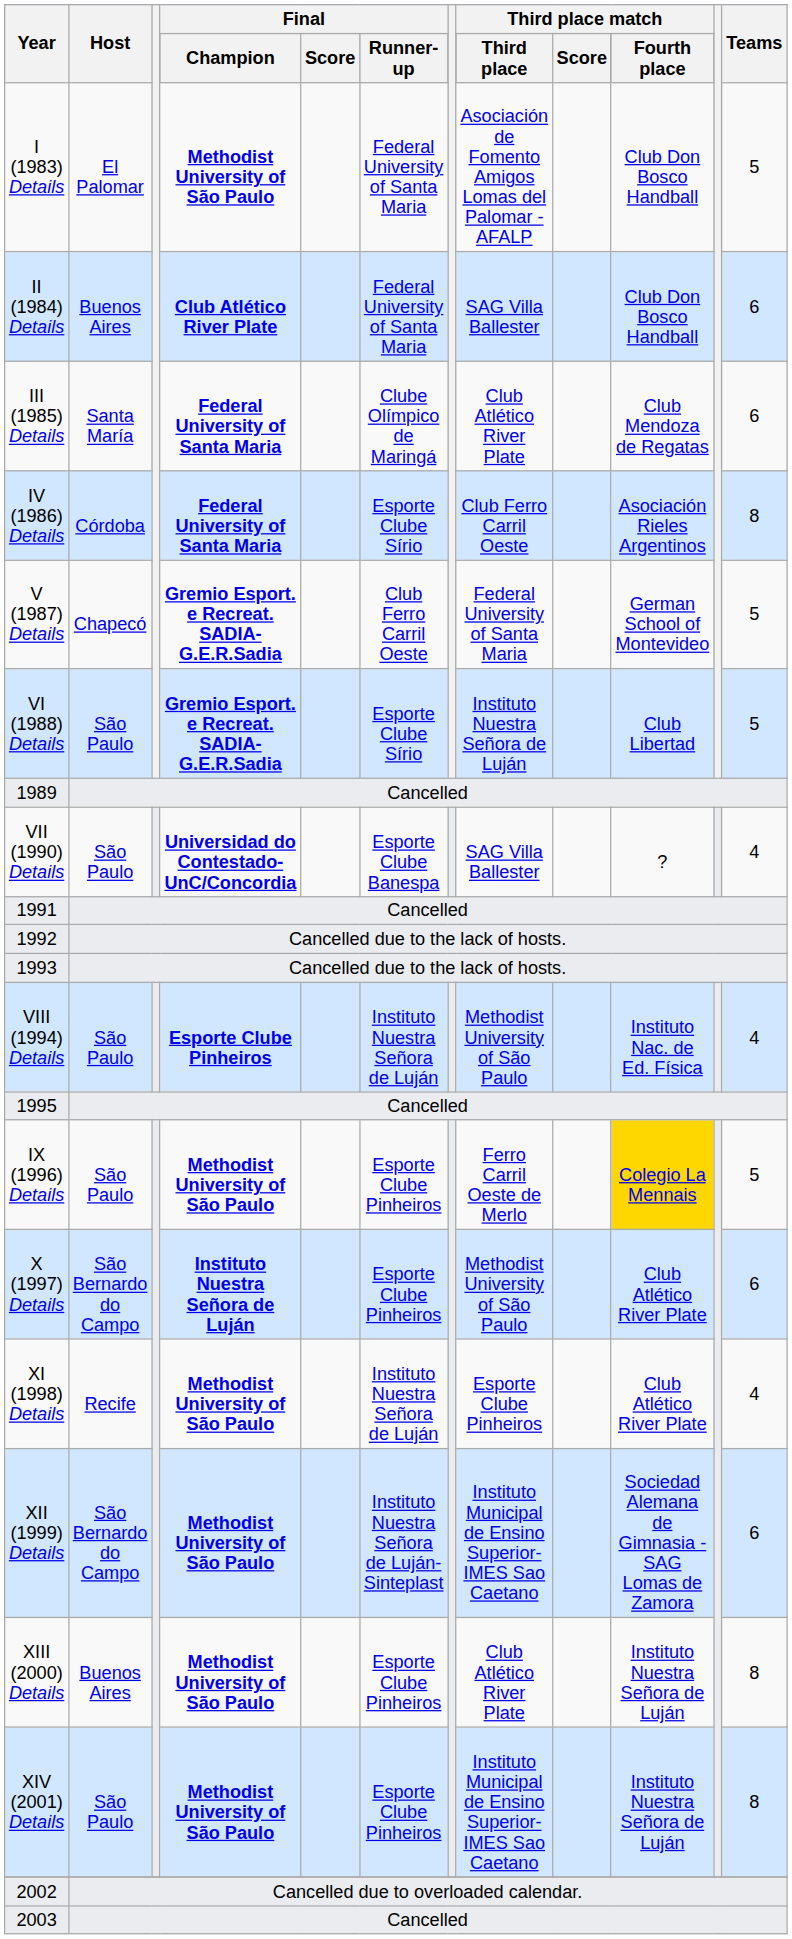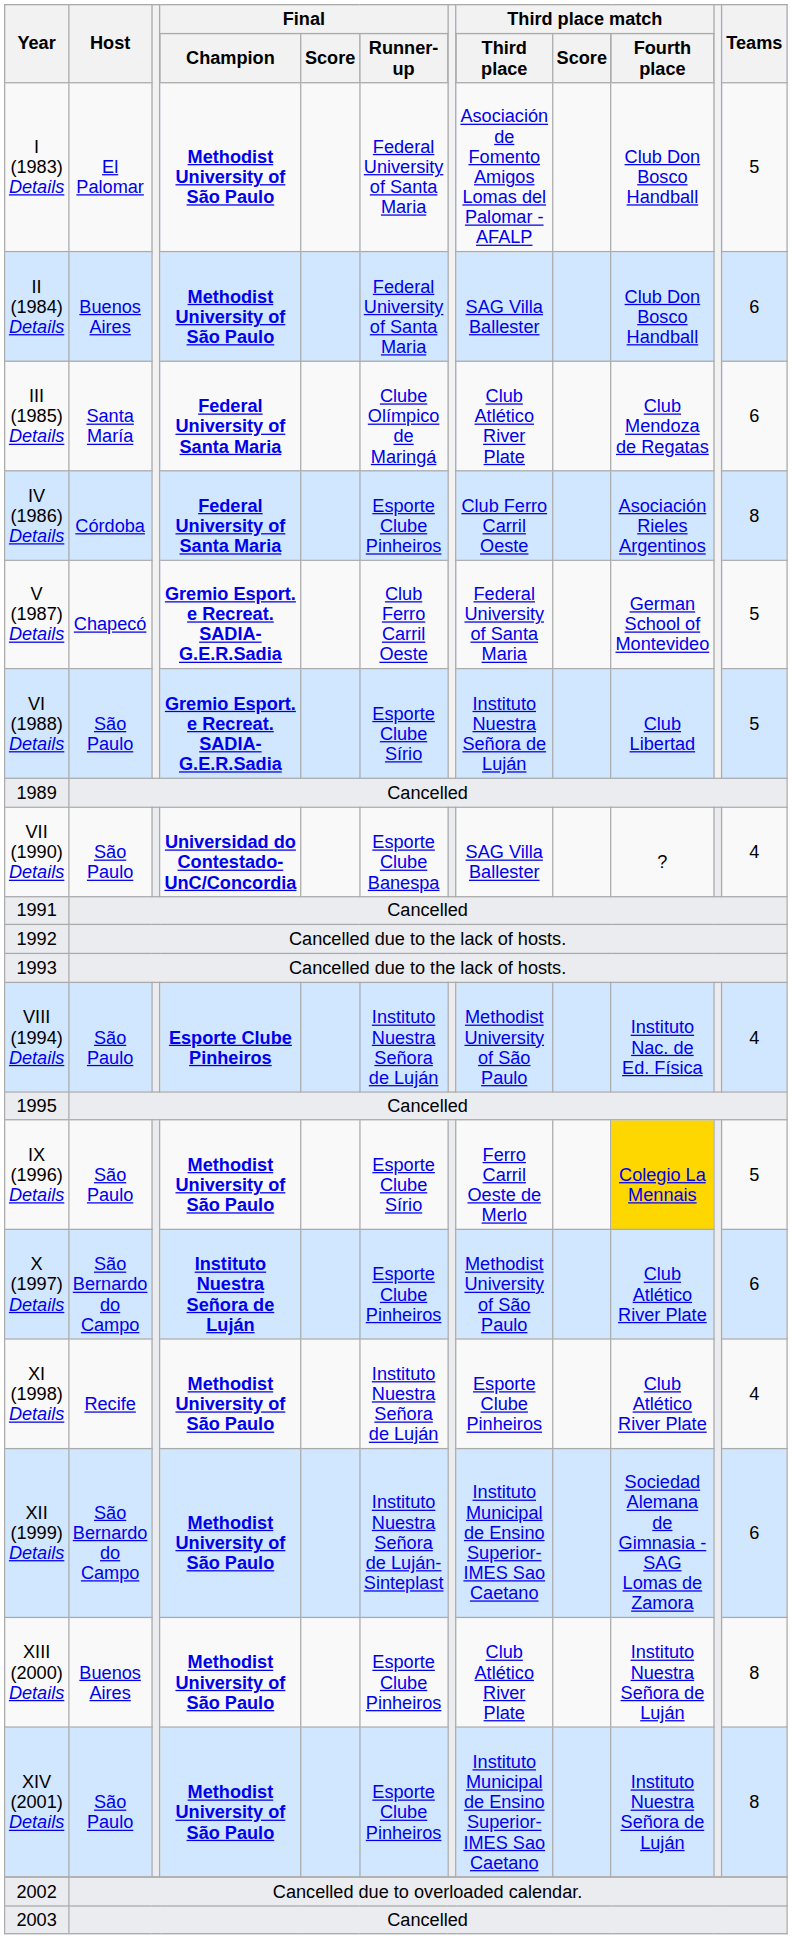(230, 317) Club Atlético River Plate -> (230, 317) Methodist University of São Paulo
(404, 526) Esporte Clube Sírio -> (404, 526) Esporte Clube Pinheiros
(404, 1185) Esporte Clube Pinheiros -> (404, 1185) Esporte Clube Sírio
